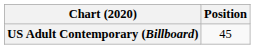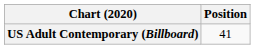(226, 34) 45 -> (226, 34) 41
